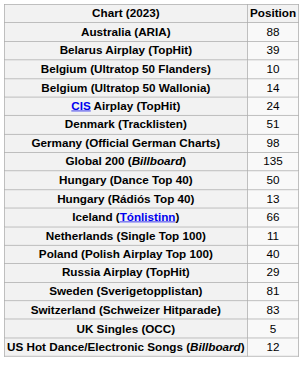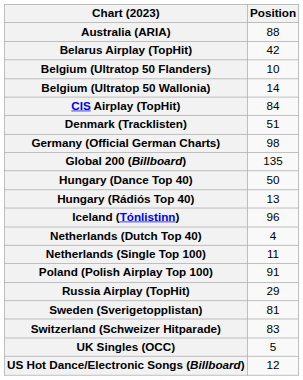(273, 50) 39 -> (273, 50) 42
(273, 106) 24 -> (273, 106) 84
(273, 217) 66 -> (273, 217) 96
+ row: (126, 236)
(273, 254) 40 -> (273, 273) 91
